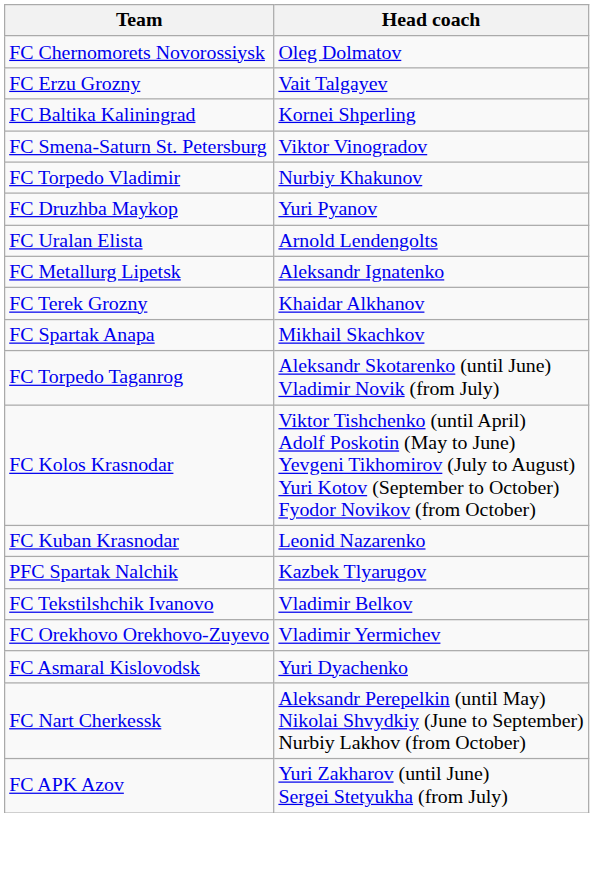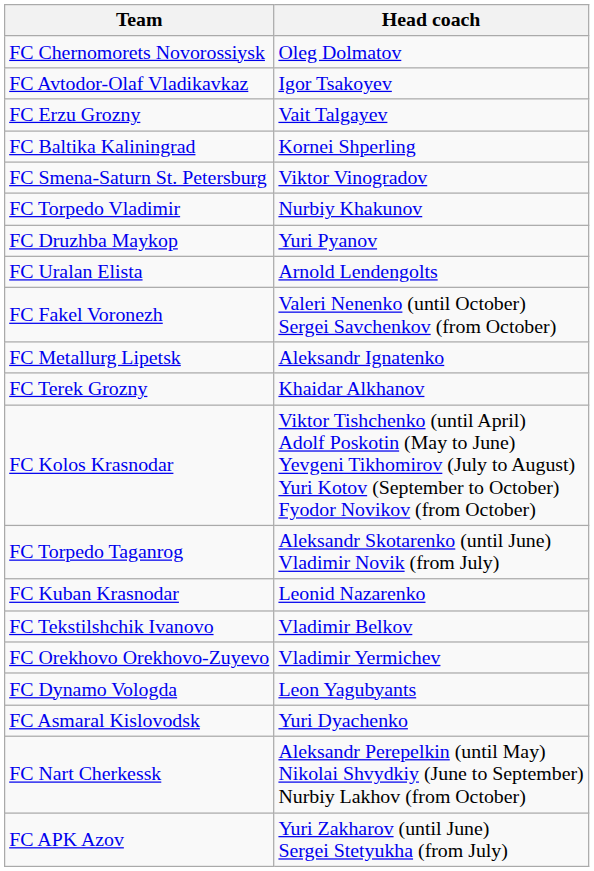+ row: (129, 83)
+ row: (86, 314)
- row: (82, 334)
rows swapped: (96, 377) <-> (91, 464)
- row: (94, 572)
+ row: (93, 689)
